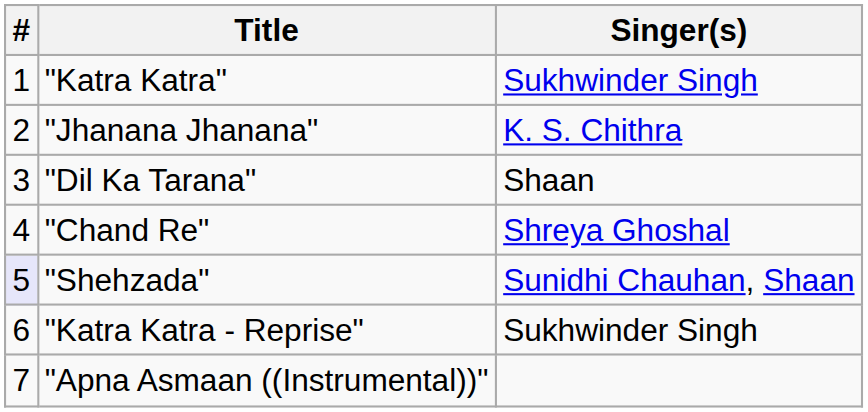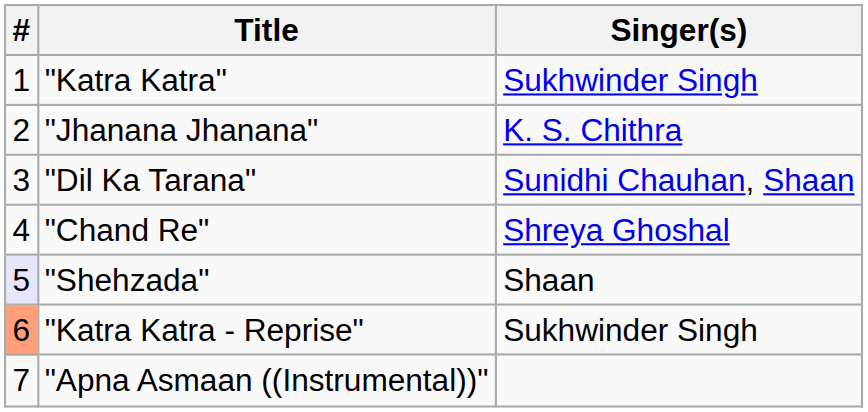(549, 180) Shaan -> (679, 180) Sunidhi Chauhan, Shaan
(679, 281) Sunidhi Chauhan, Shaan -> (549, 281) Shaan
(21, 331) no background -> (21, 331) lightsalmon background
